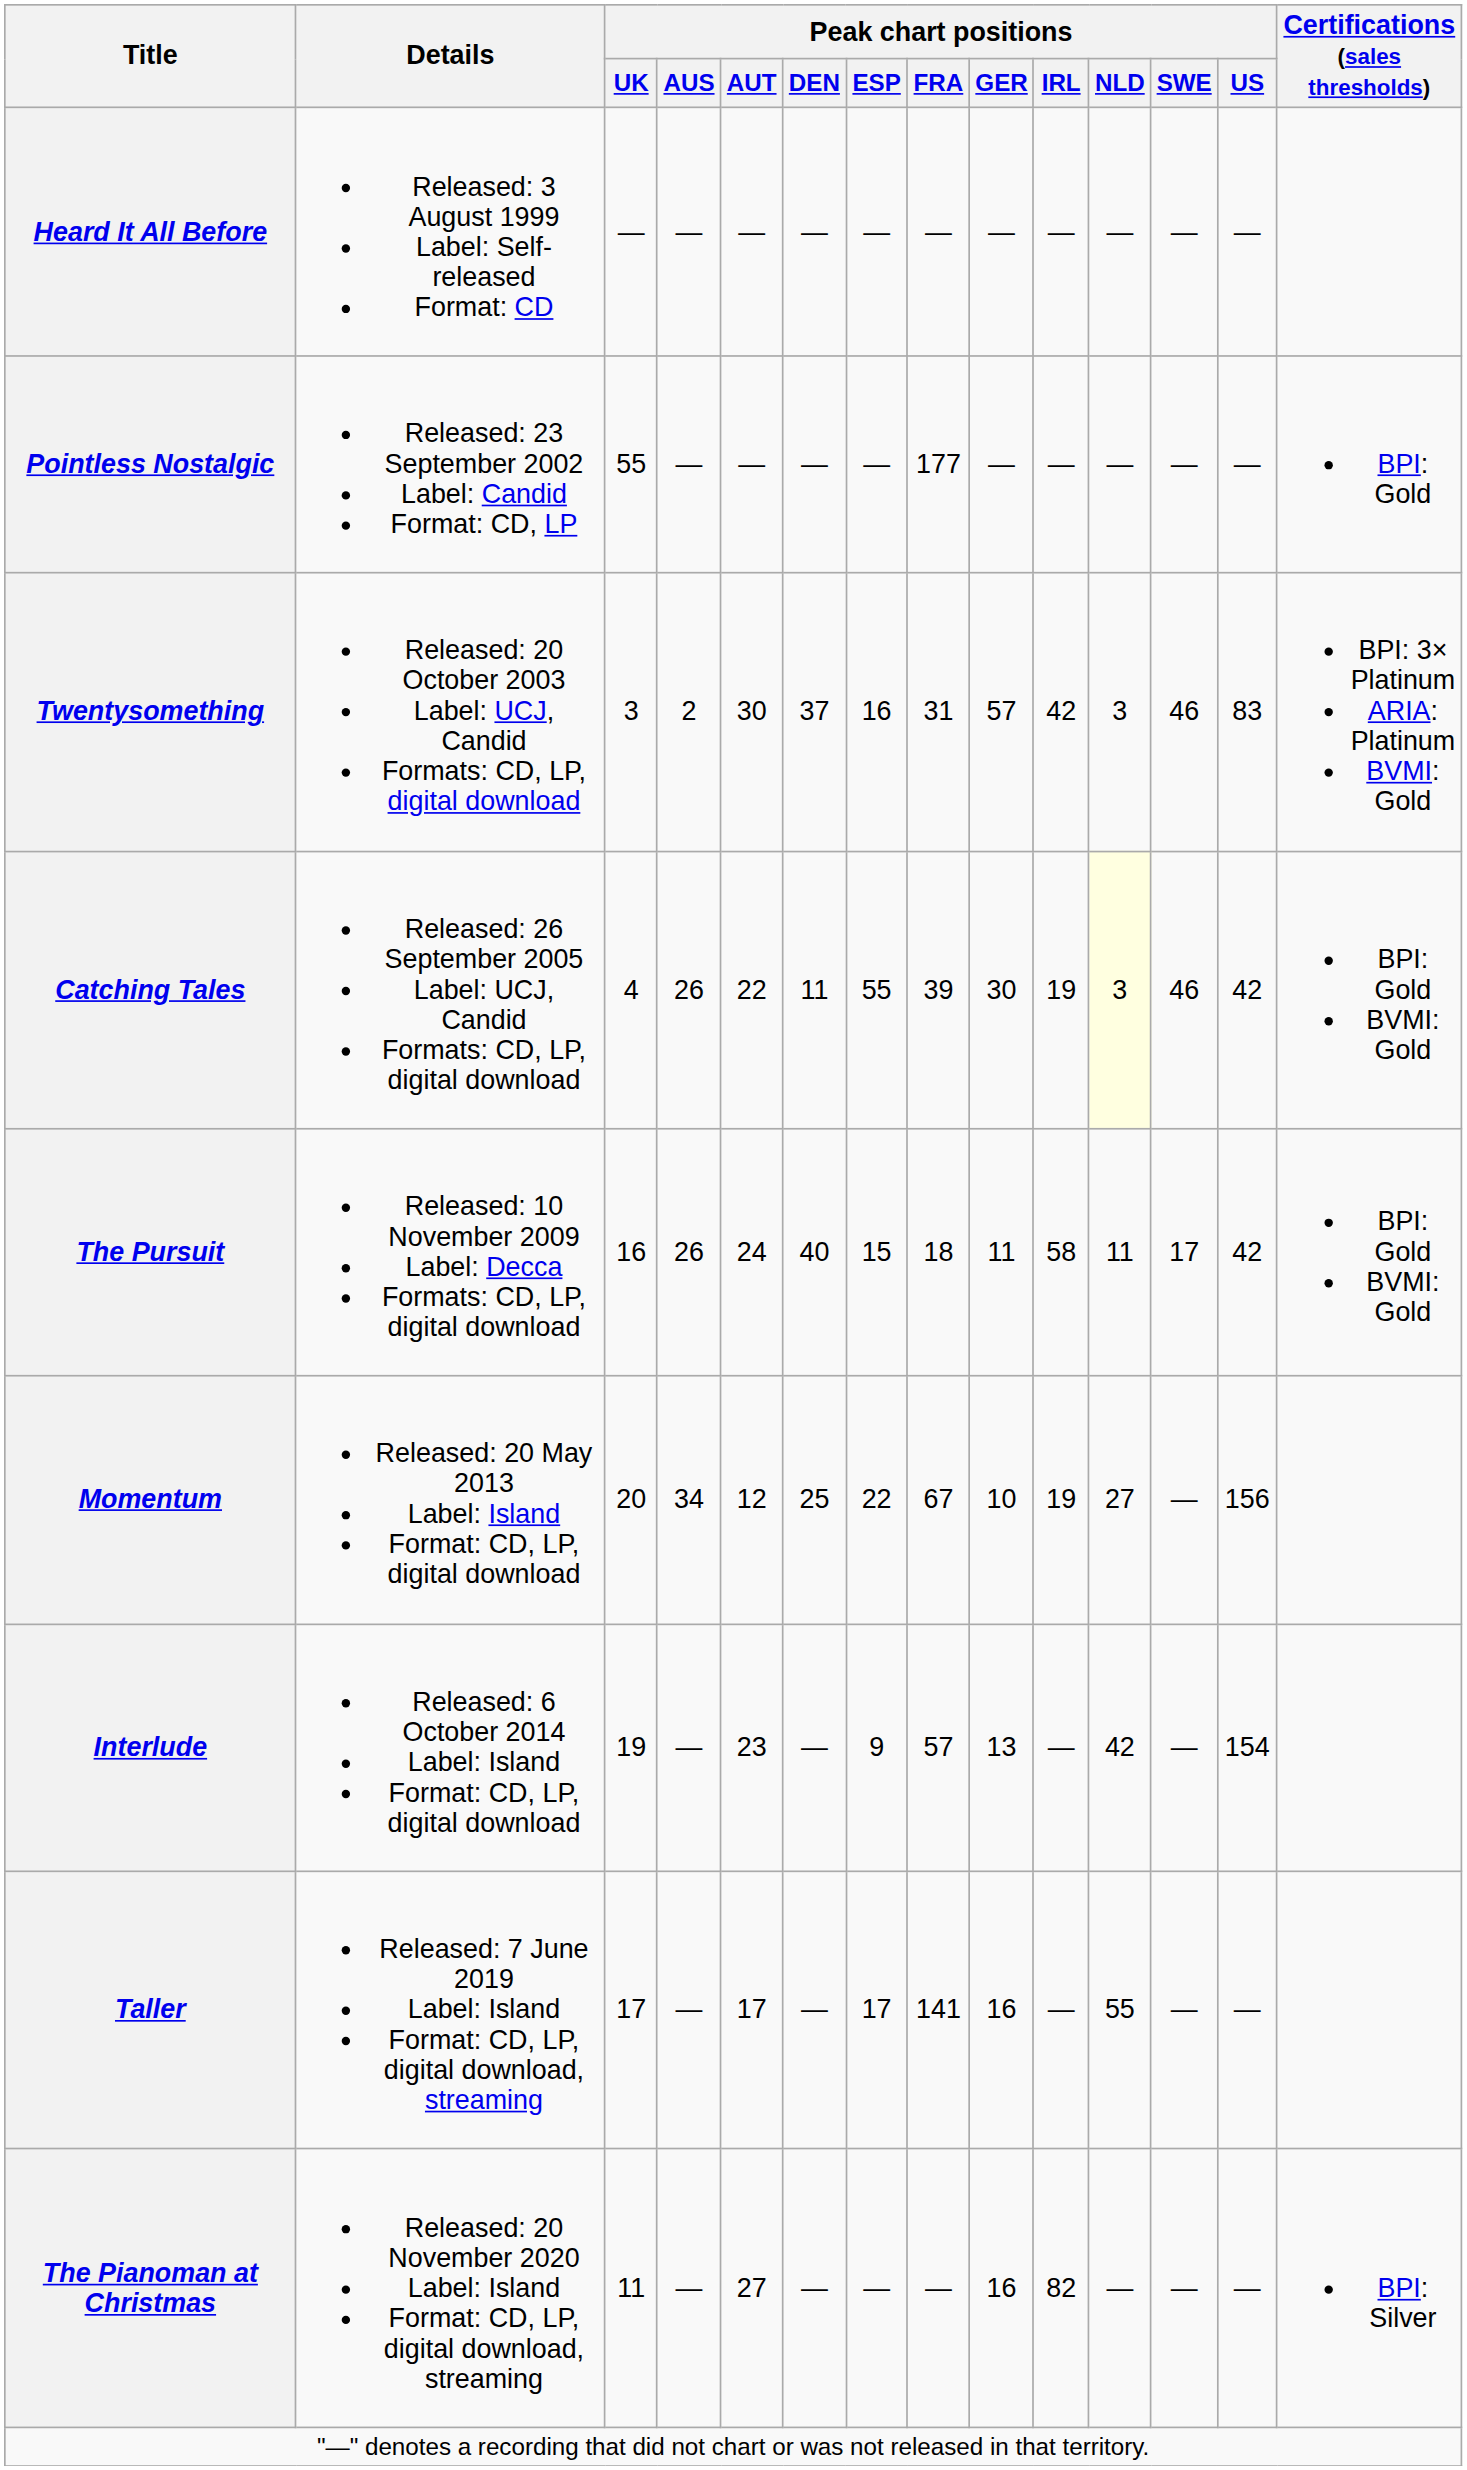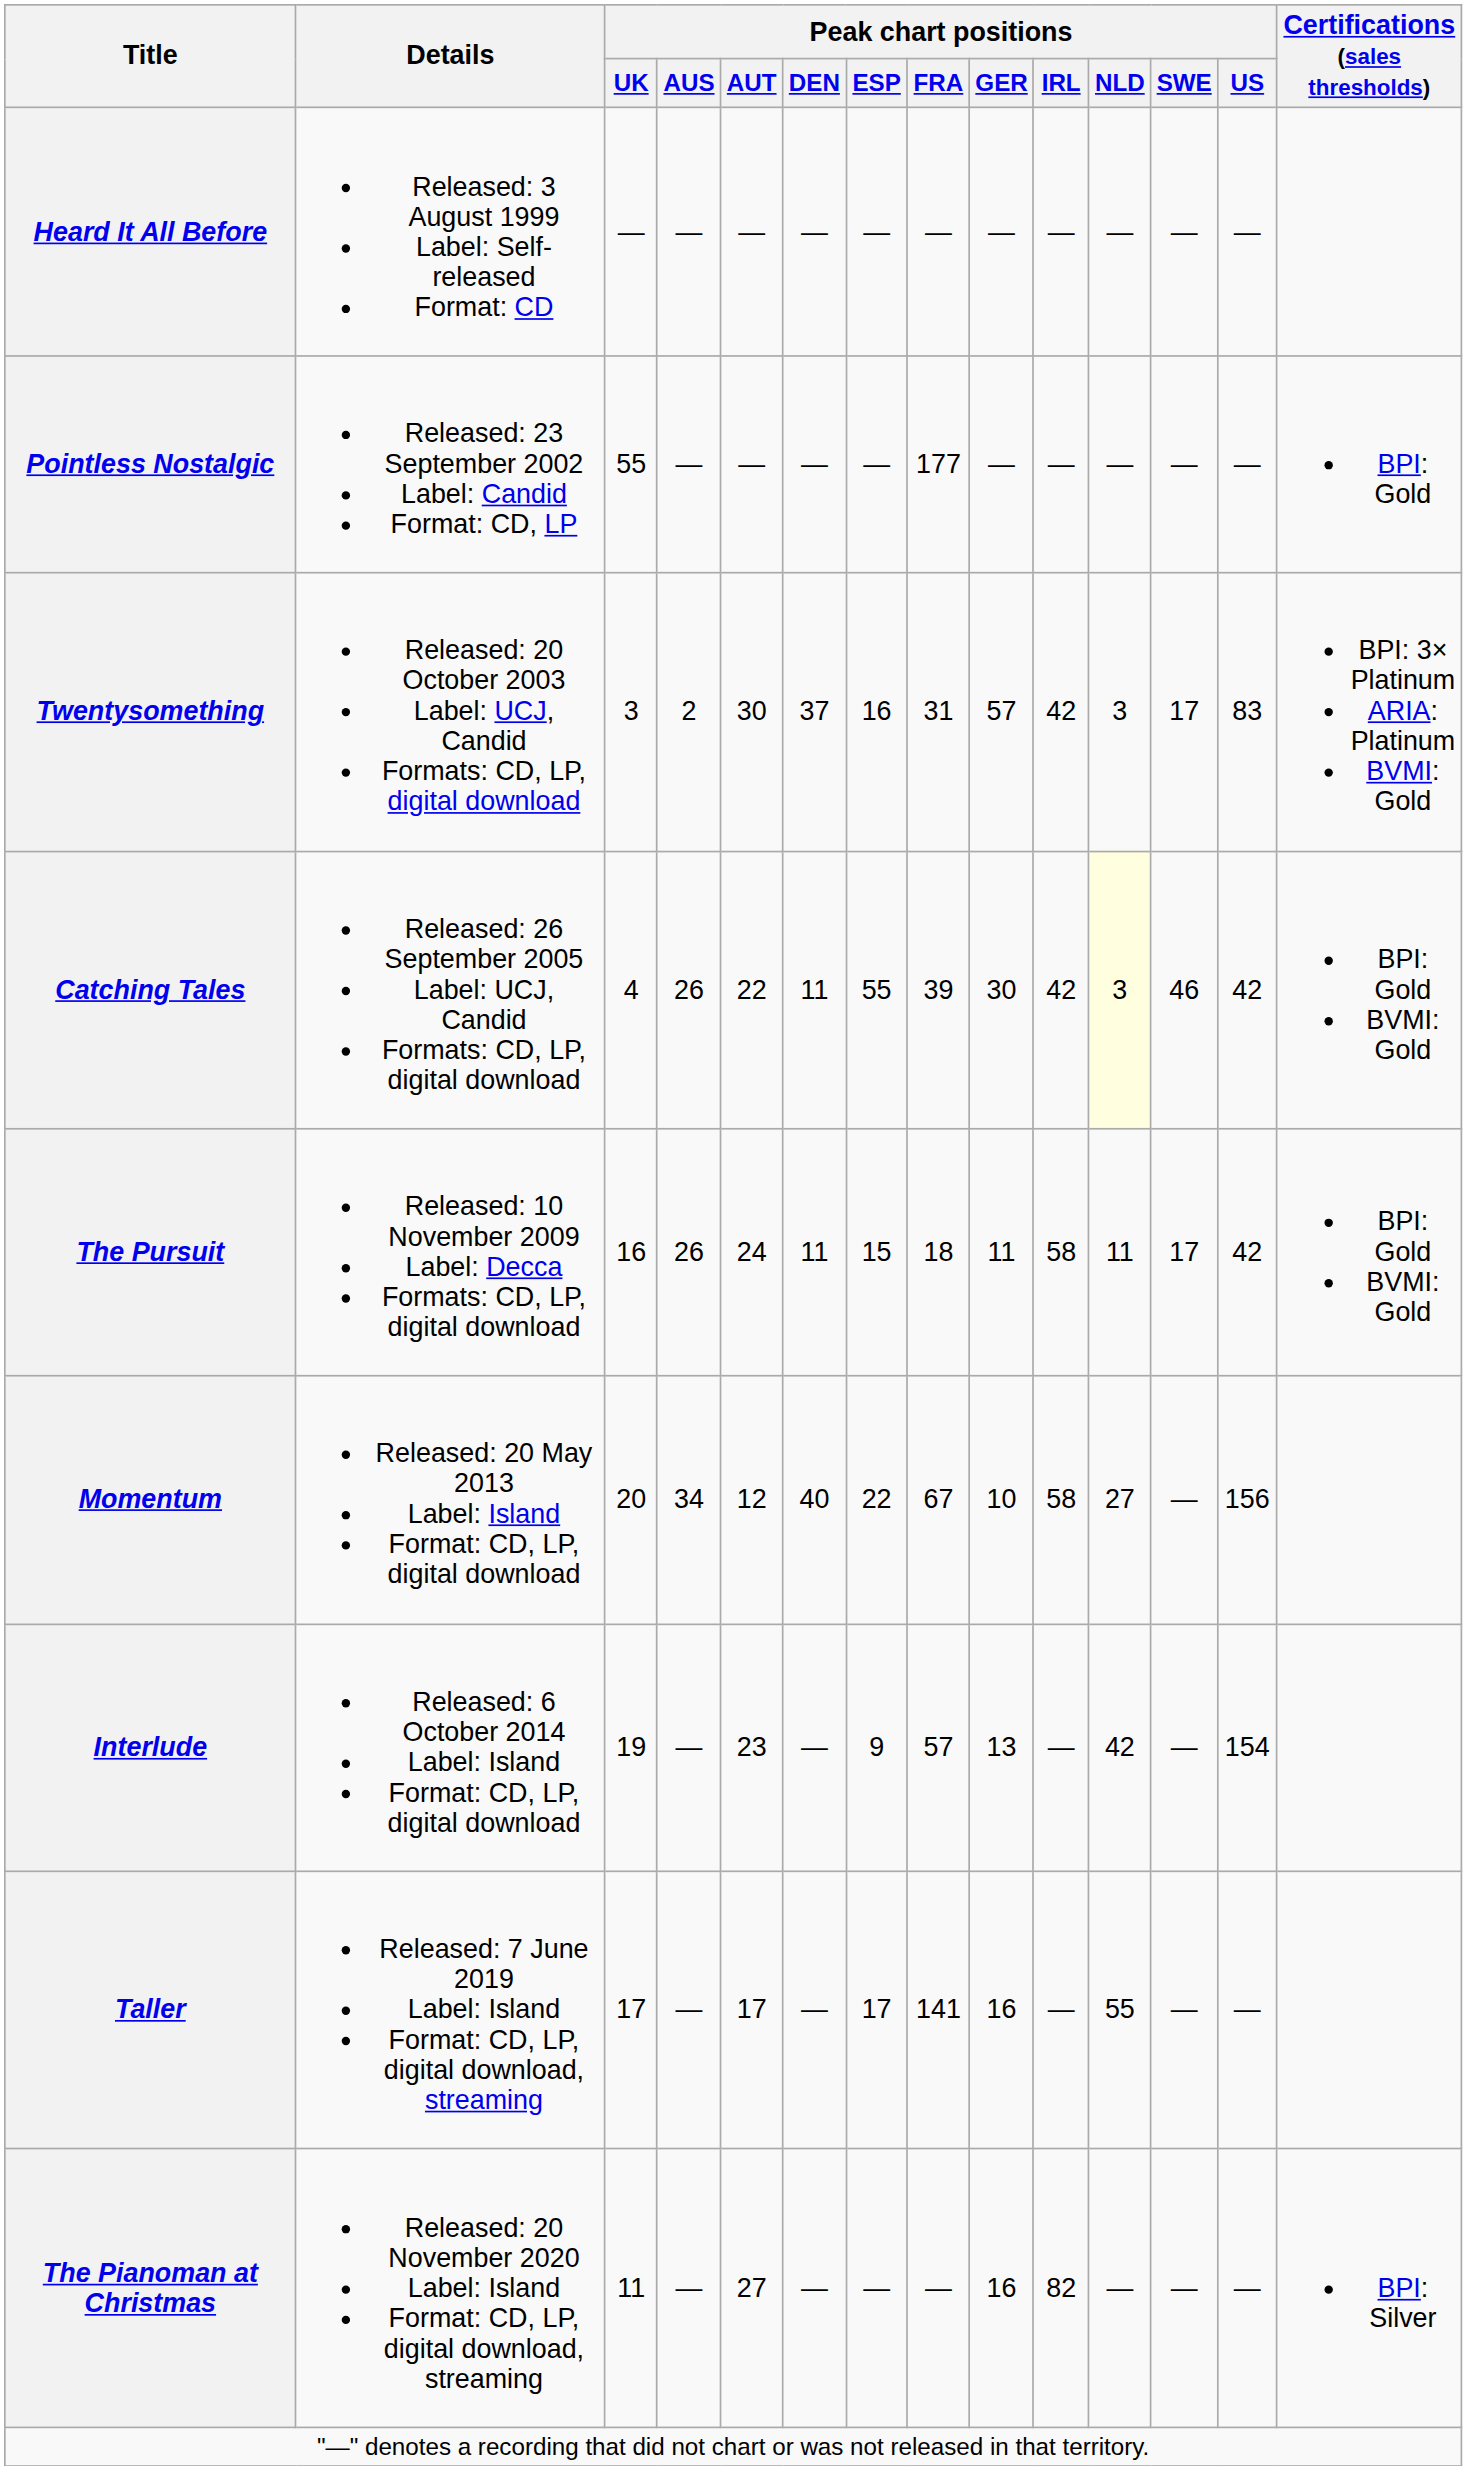(1184, 711) 46 -> (1184, 711) 17
(1061, 989) 19 -> (1061, 989) 42
(814, 1252) 40 -> (814, 1252) 11
(814, 1499) 25 -> (814, 1499) 40
(1061, 1499) 19 -> (1061, 1499) 58
